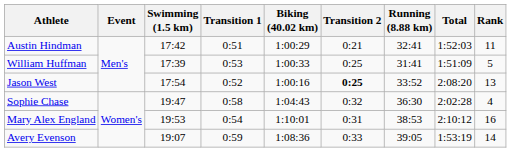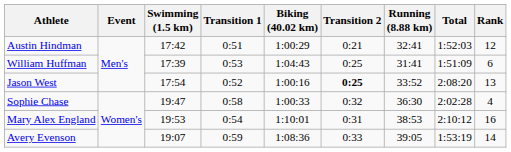(490, 45) 11 -> (490, 45) 12
(292, 64) 1:00:33 -> (292, 64) 1:04:43
(490, 64) 5 -> (490, 64) 6
(292, 101) 1:04:43 -> (292, 101) 1:00:33
